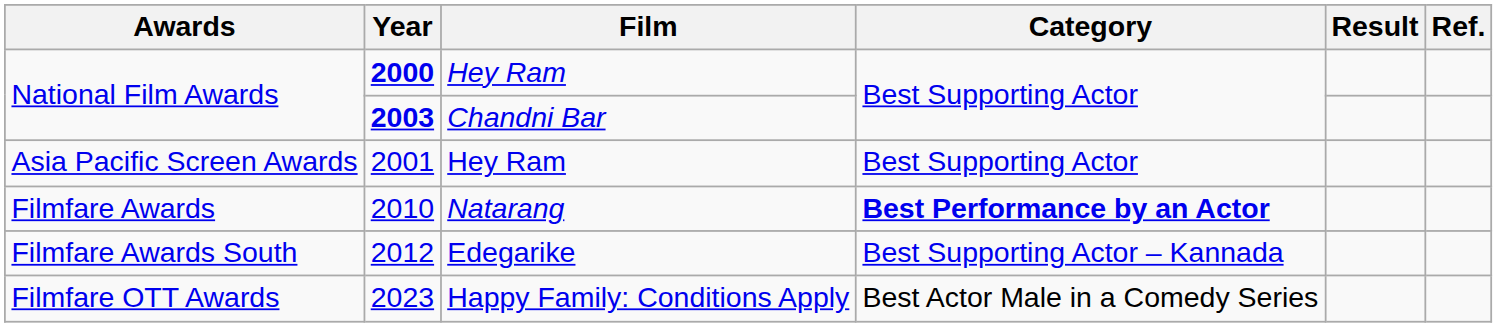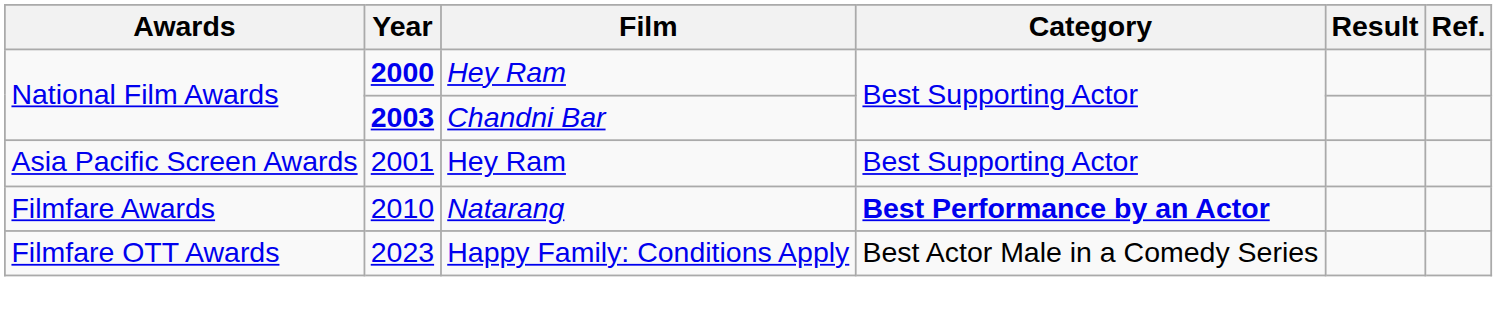- row: (402, 252)
